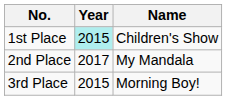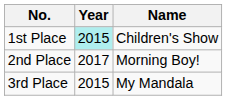(155, 60) My Mandala -> (158, 60) Morning Boy!
(158, 83) Morning Boy! -> (155, 83) My Mandala
